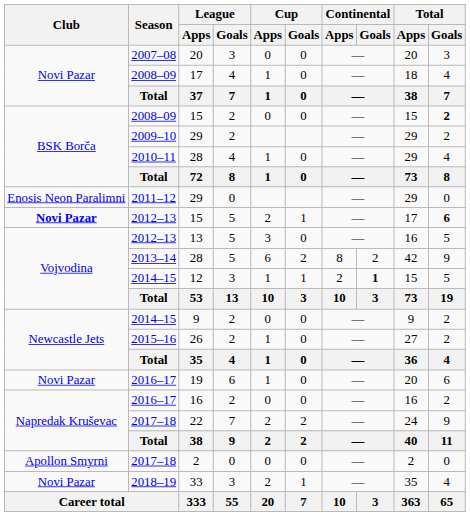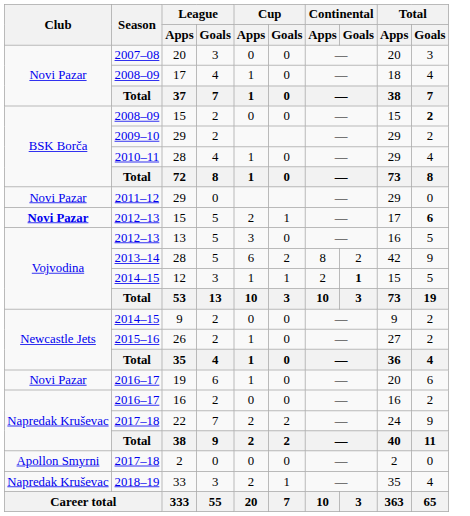(66, 197) Enosis Neon Paralimni -> (58, 197) Novi Pazar
(66, 481) Novi Pazar -> (58, 481) Napredak Kruševac
